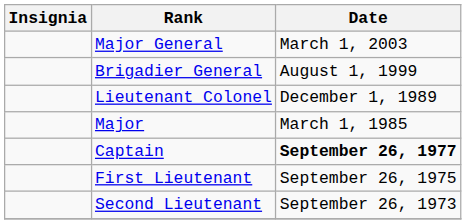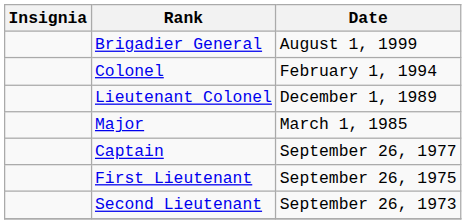- row: (159, 45)
+ row: (129, 71)
(368, 151) bold -> (368, 151) normal
